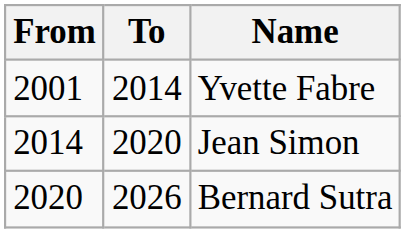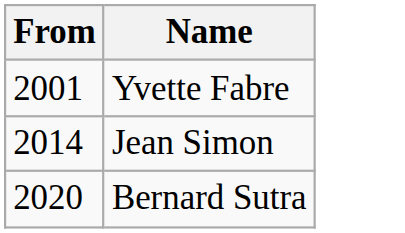- column: (147, 32)
